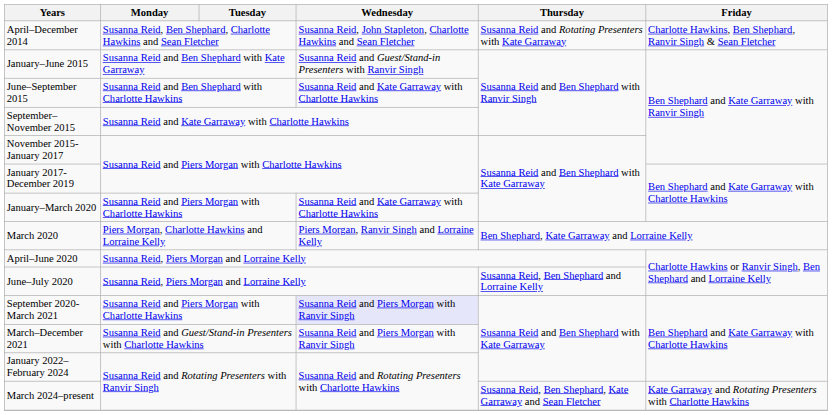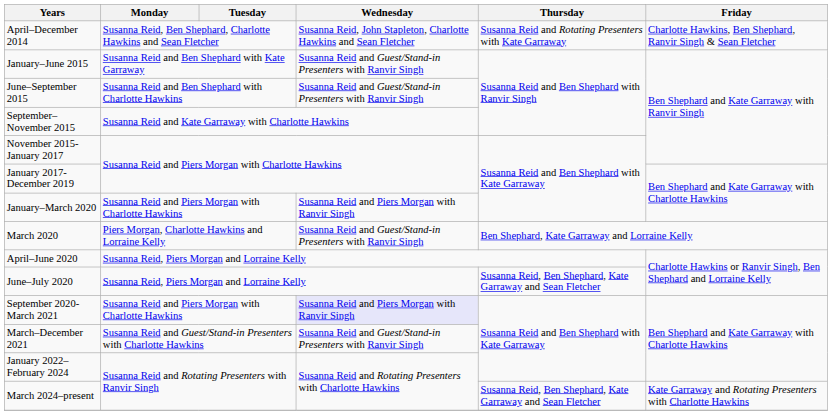(381, 92) Susanna Reid and Kate Garraway with Charlotte Hawkins -> (369, 92) Susanna Reid and Guest/Stand-in Presenters with Ranvir Singh
(381, 207) Susanna Reid and Kate Garraway with Charlotte Hawkins -> (377, 207) Susanna Reid and Piers Morgan with Ranvir Singh
(386, 235) Piers Morgan, Ranvir Singh and Lorraine Kelly -> (369, 235) Susanna Reid and Guest/Stand-in Presenters with Ranvir Singh
(551, 281) Susanna Reid, Ben Shephard and Lorraine Kelly -> (554, 281) Susanna Reid, Ben Shephard, Kate Garraway and Sean Fletcher
(377, 338) Susanna Reid and Piers Morgan with Ranvir Singh -> (369, 338) Susanna Reid and Guest/Stand-in Presenters with Ranvir Singh
